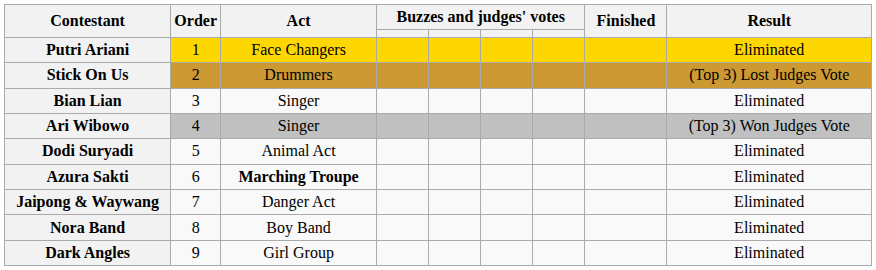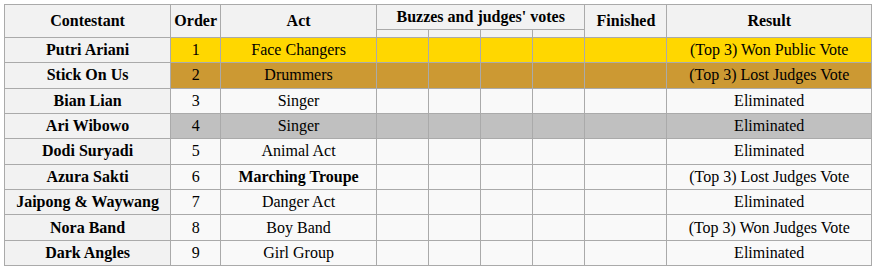(769, 49) Eliminated -> (769, 49) (Top 3) Won Public Vote
(769, 126) (Top 3) Won Judges Vote -> (769, 126) Eliminated
(769, 176) Eliminated -> (769, 176) (Top 3) Lost Judges Vote
(769, 227) Eliminated -> (769, 227) (Top 3) Won Judges Vote
